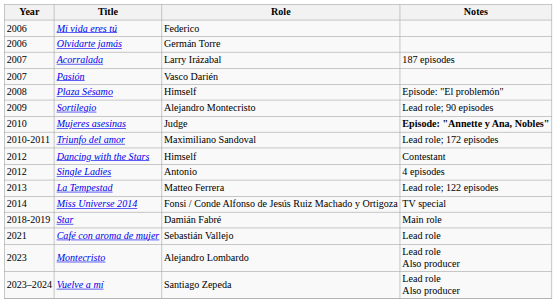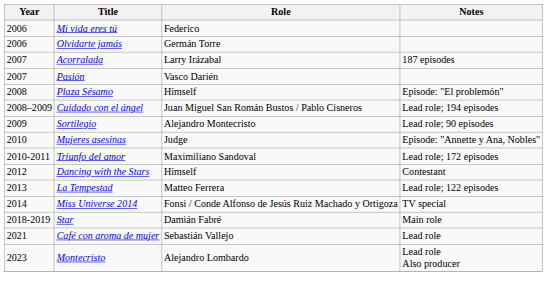+ row: (100, 108)
(476, 124) bold -> (471, 140) normal
- row: (84, 172)
- row: (80, 285)
